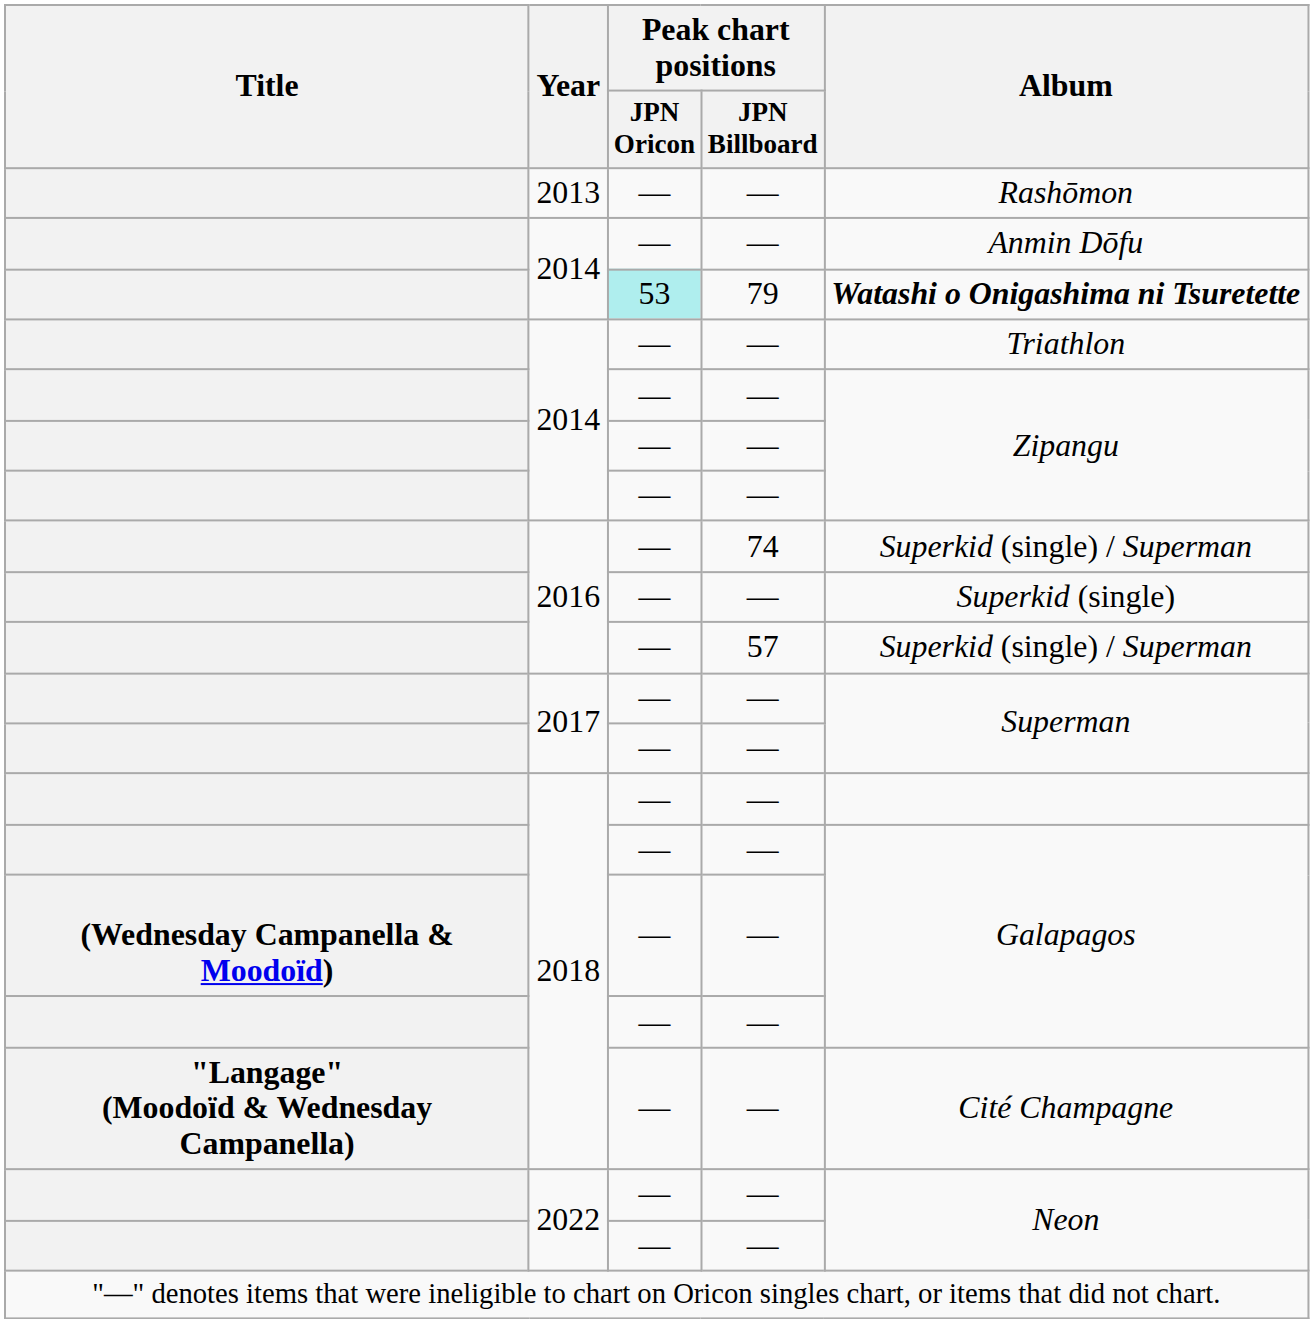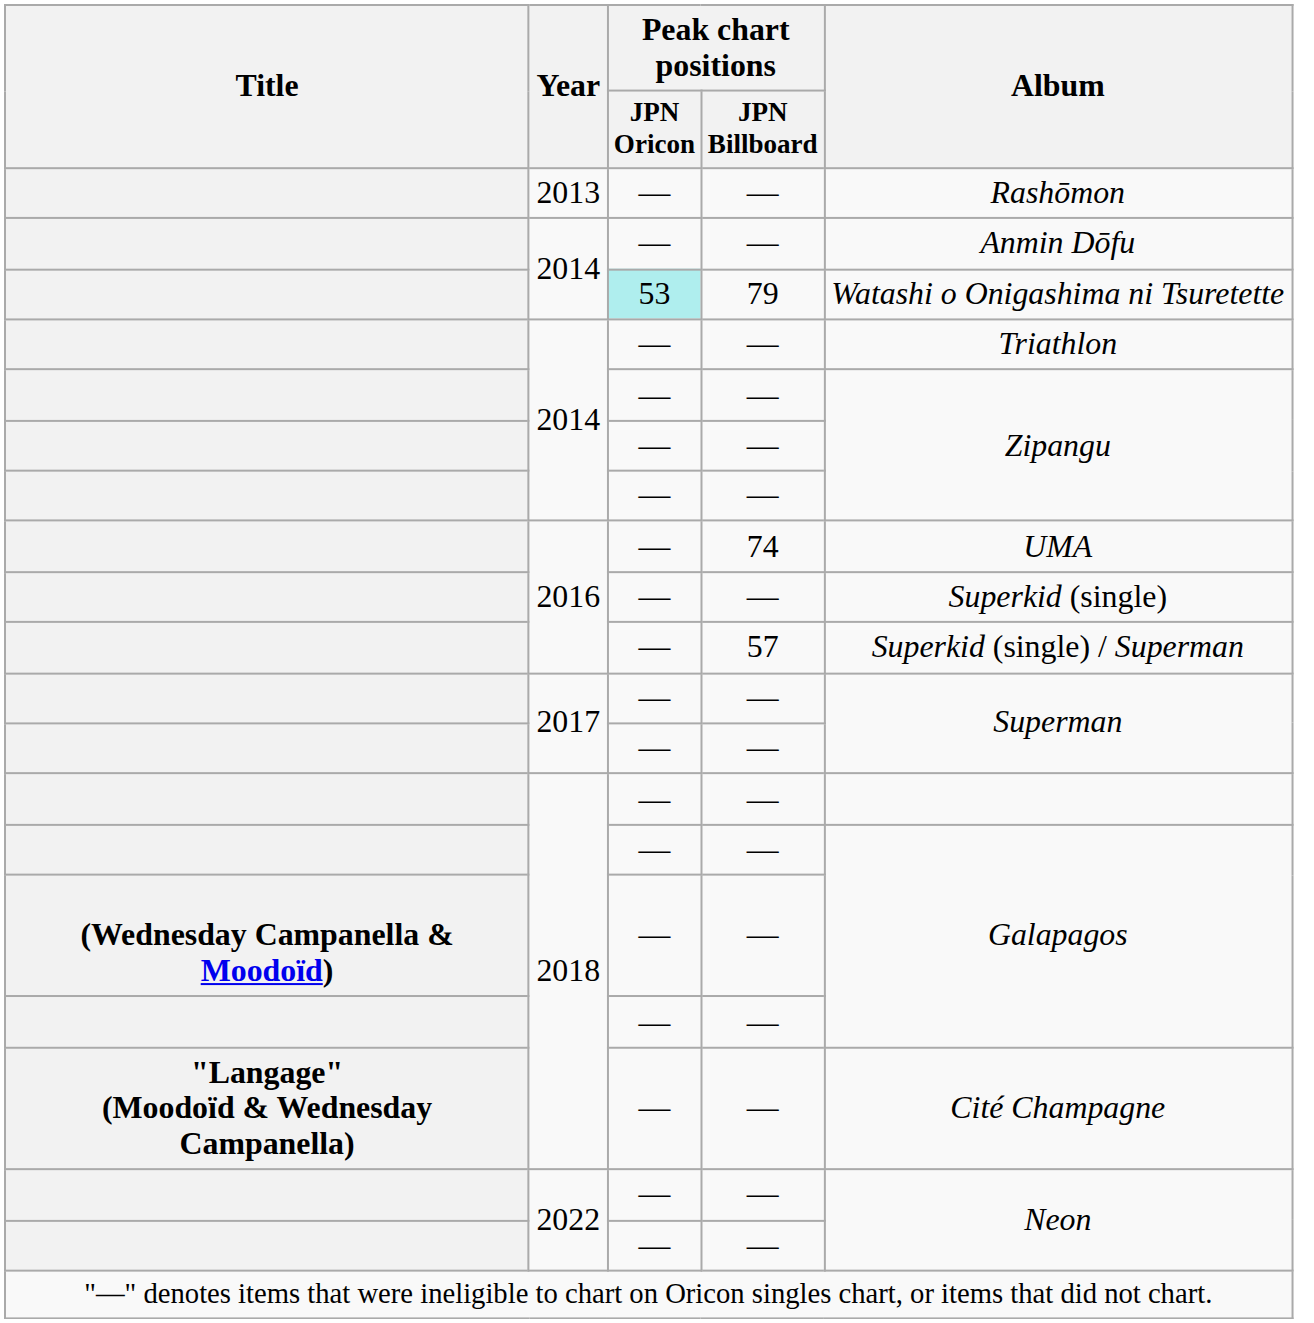(1066, 293) bold -> (1058, 293) normal
(1066, 546) Superkid (single) / Superman -> (1058, 546) UMA
